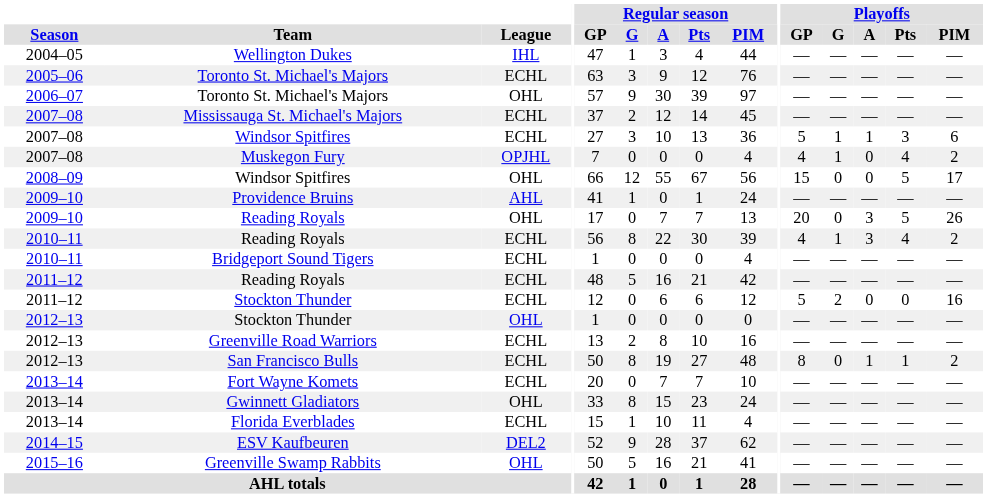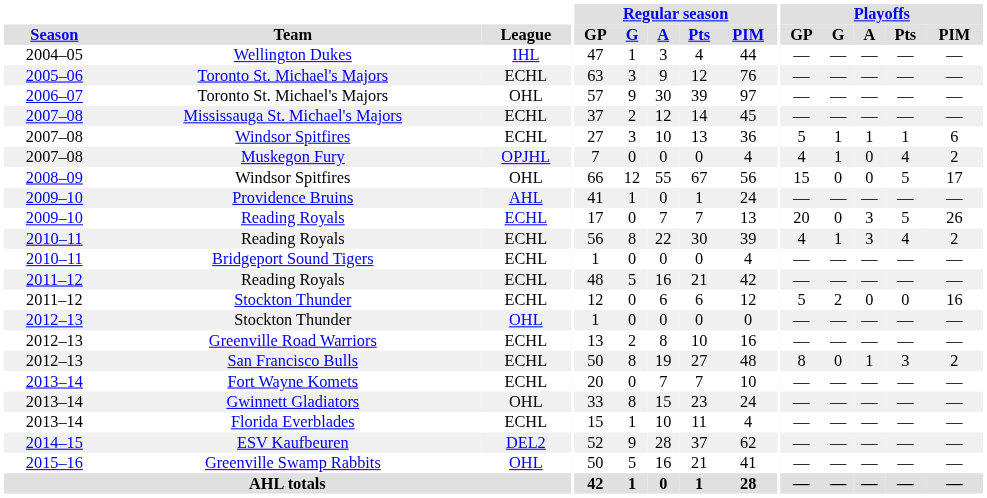(905, 136) 3 -> (905, 136) 1
(526, 218) OHL -> (526, 218) ECHL
(905, 360) 1 -> (905, 360) 3
